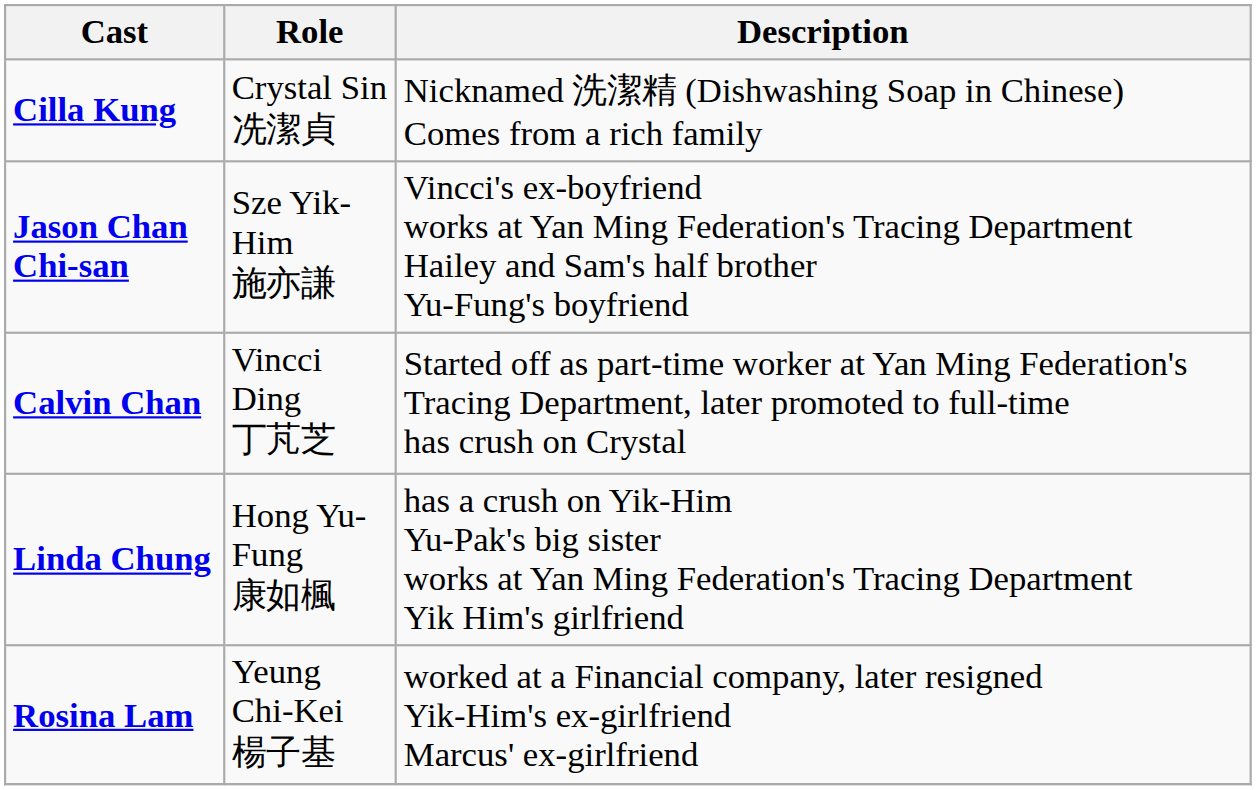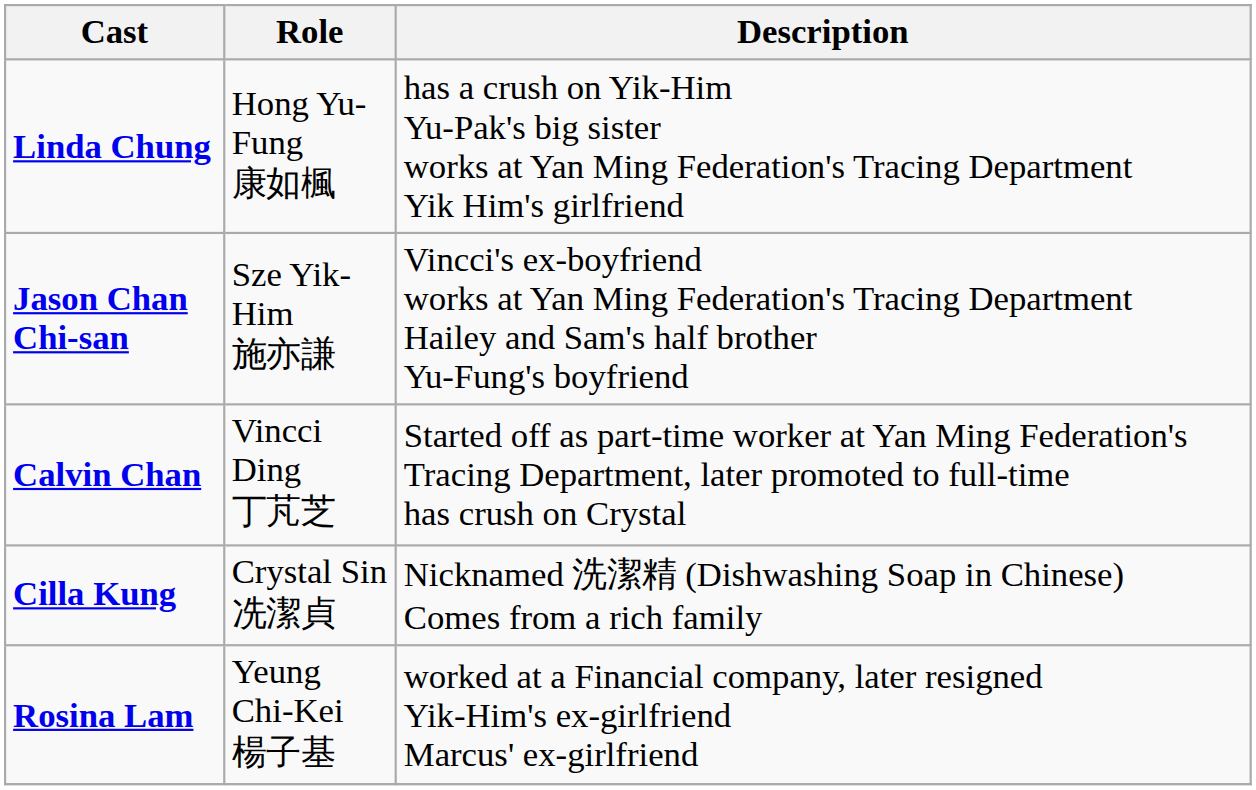rows swapped: (112, 558) <-> (95, 109)
